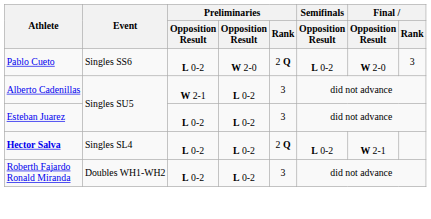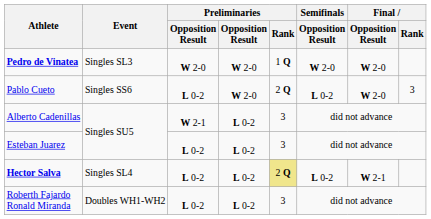+ row: (42, 62)
(283, 145) no background -> (283, 173) khaki background
